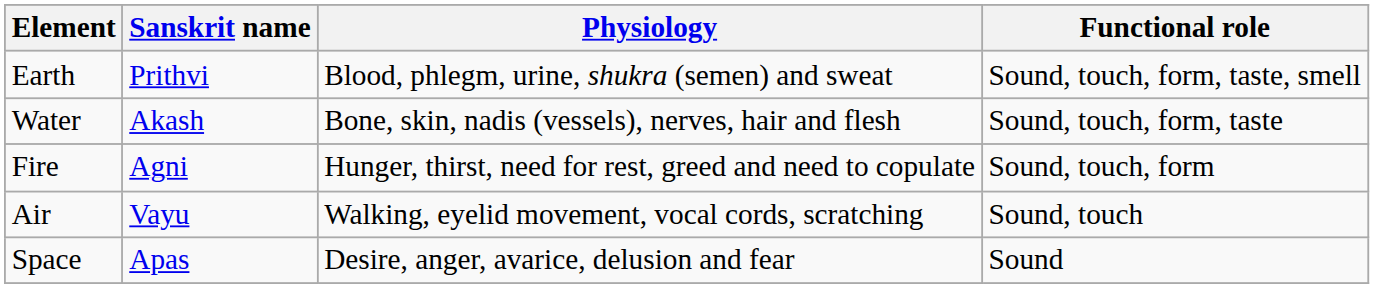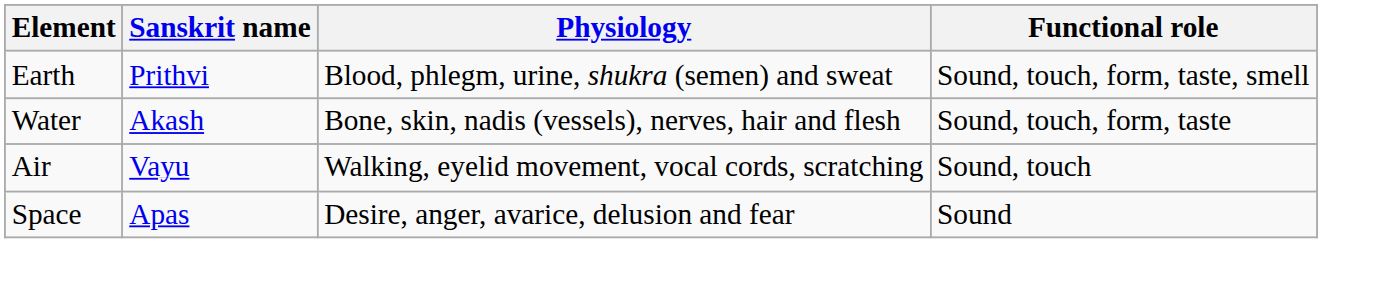- row: (35, 167)
